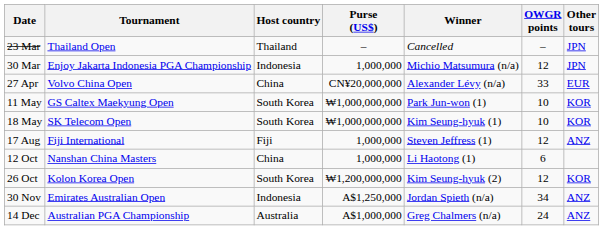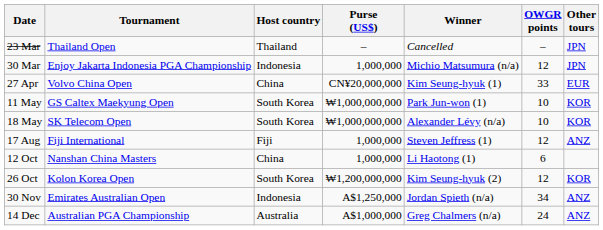(456, 83) Alexander Lévy (n/a) -> (454, 83) Kim Seung-hyuk (1)
(454, 121) Kim Seung-hyuk (1) -> (456, 121) Alexander Lévy (n/a)
